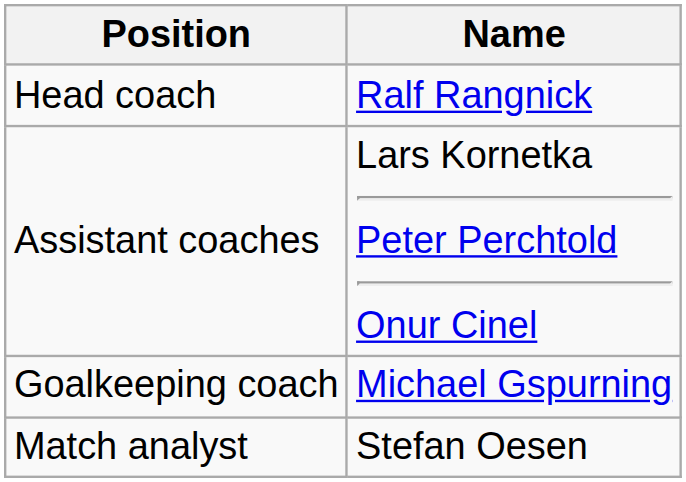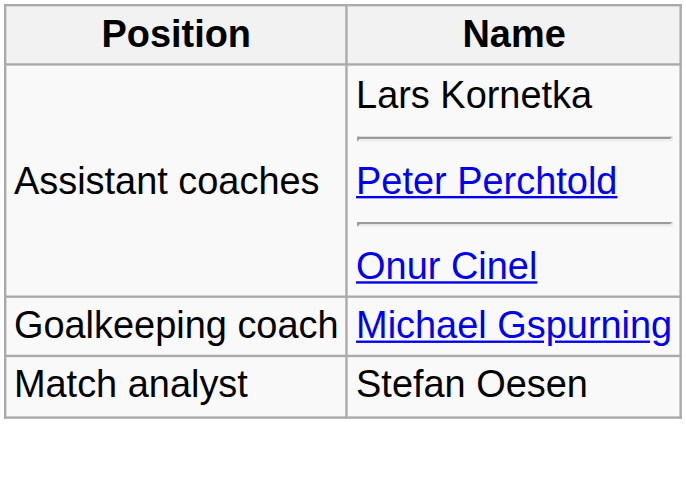- row: (115, 94)
